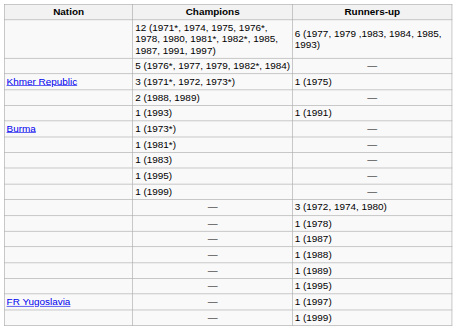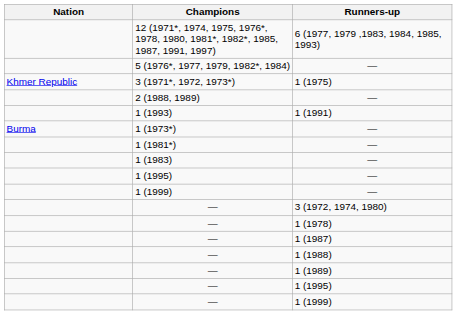- row: (213, 302)
